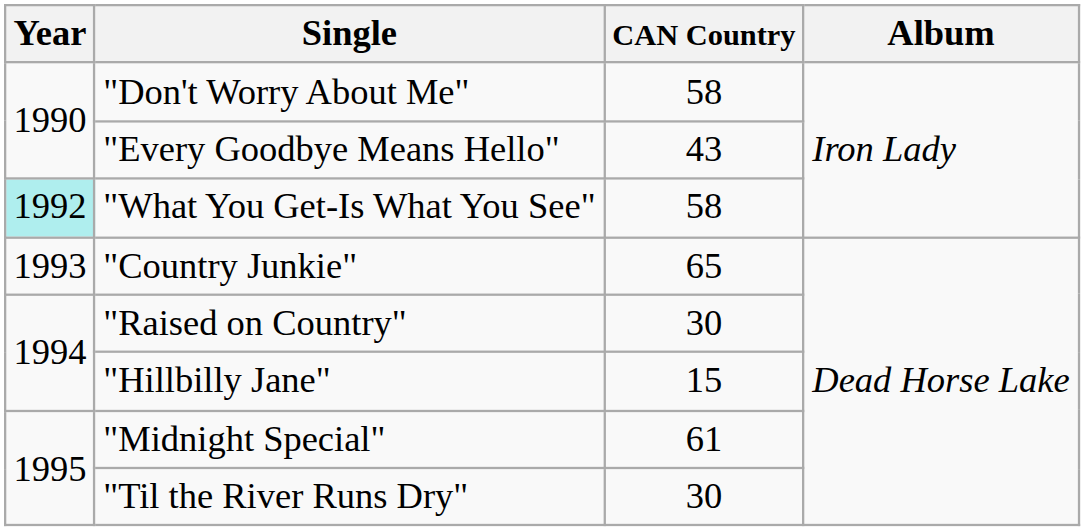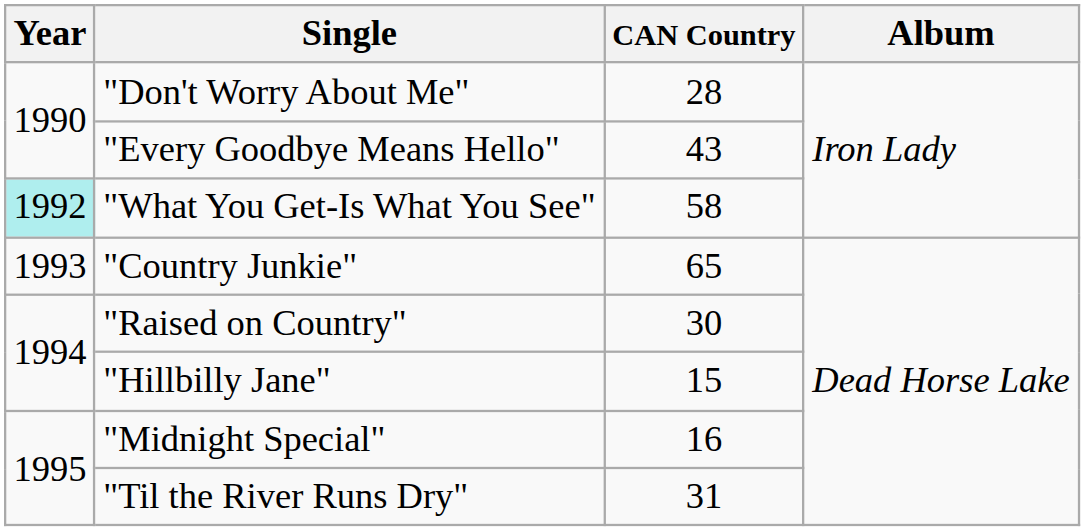(704, 91) 58 -> (704, 91) 28
(704, 438) 61 -> (704, 438) 16
(704, 496) 30 -> (704, 496) 31
